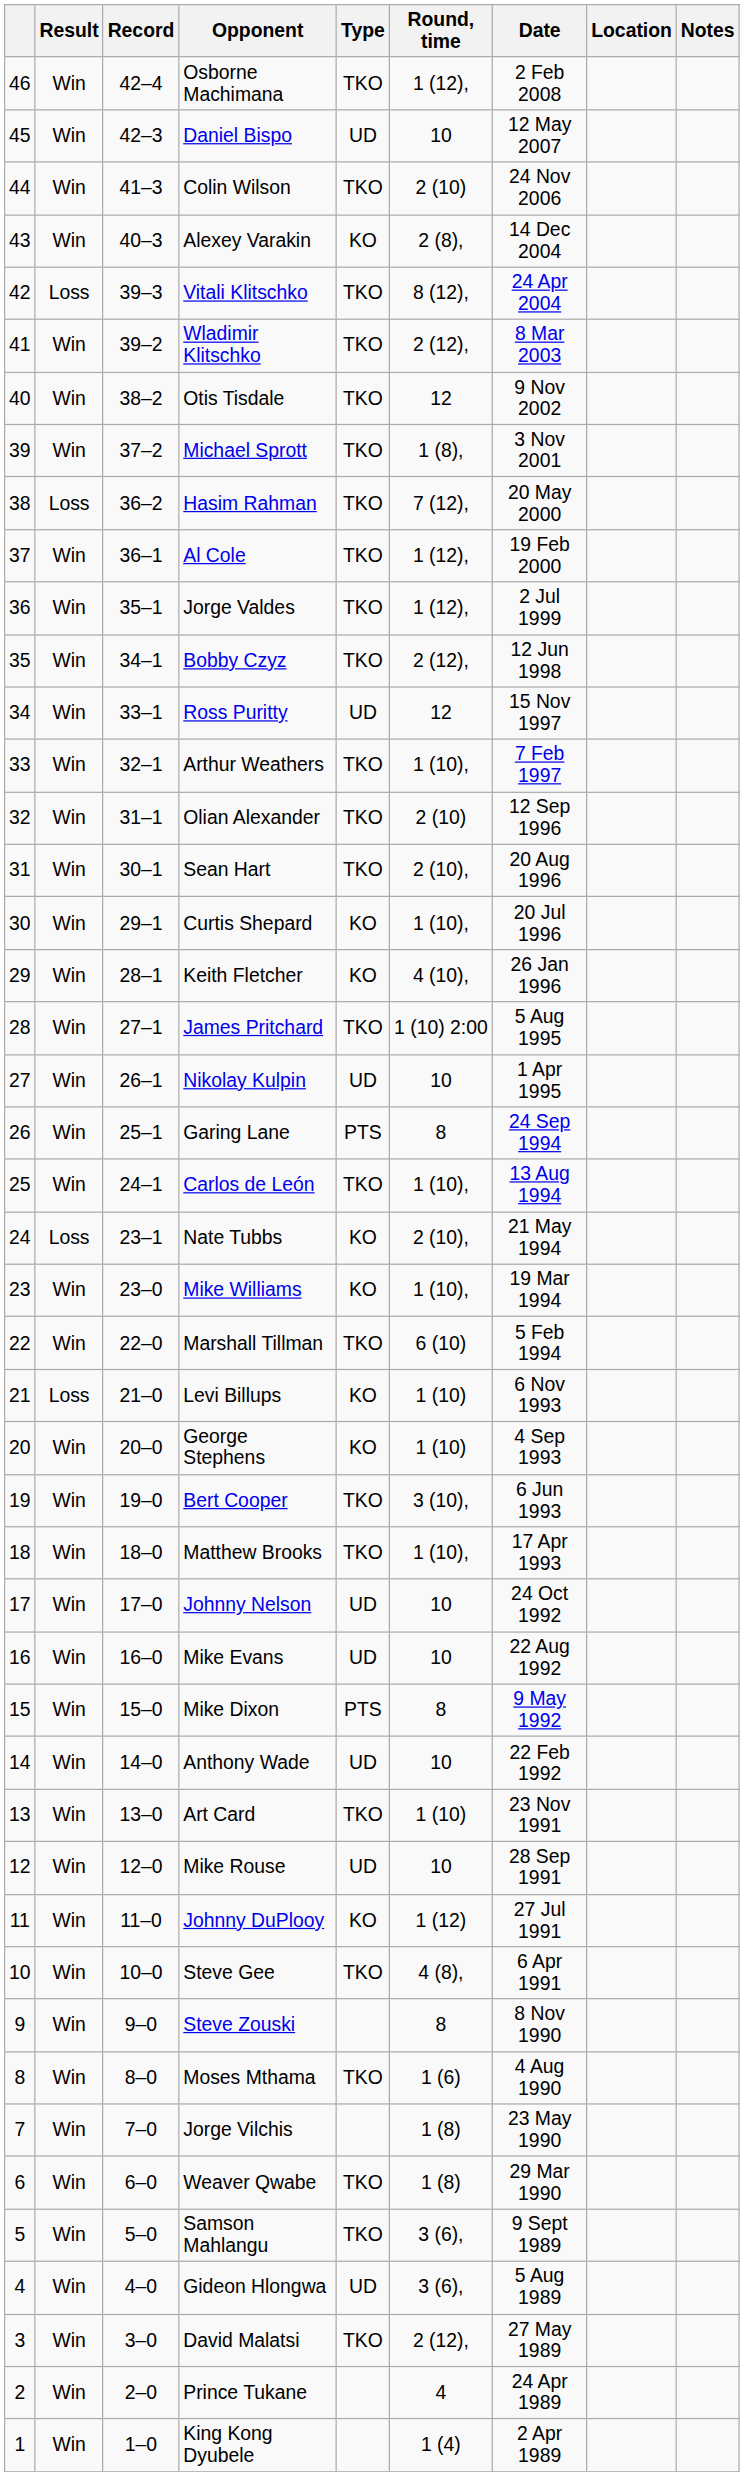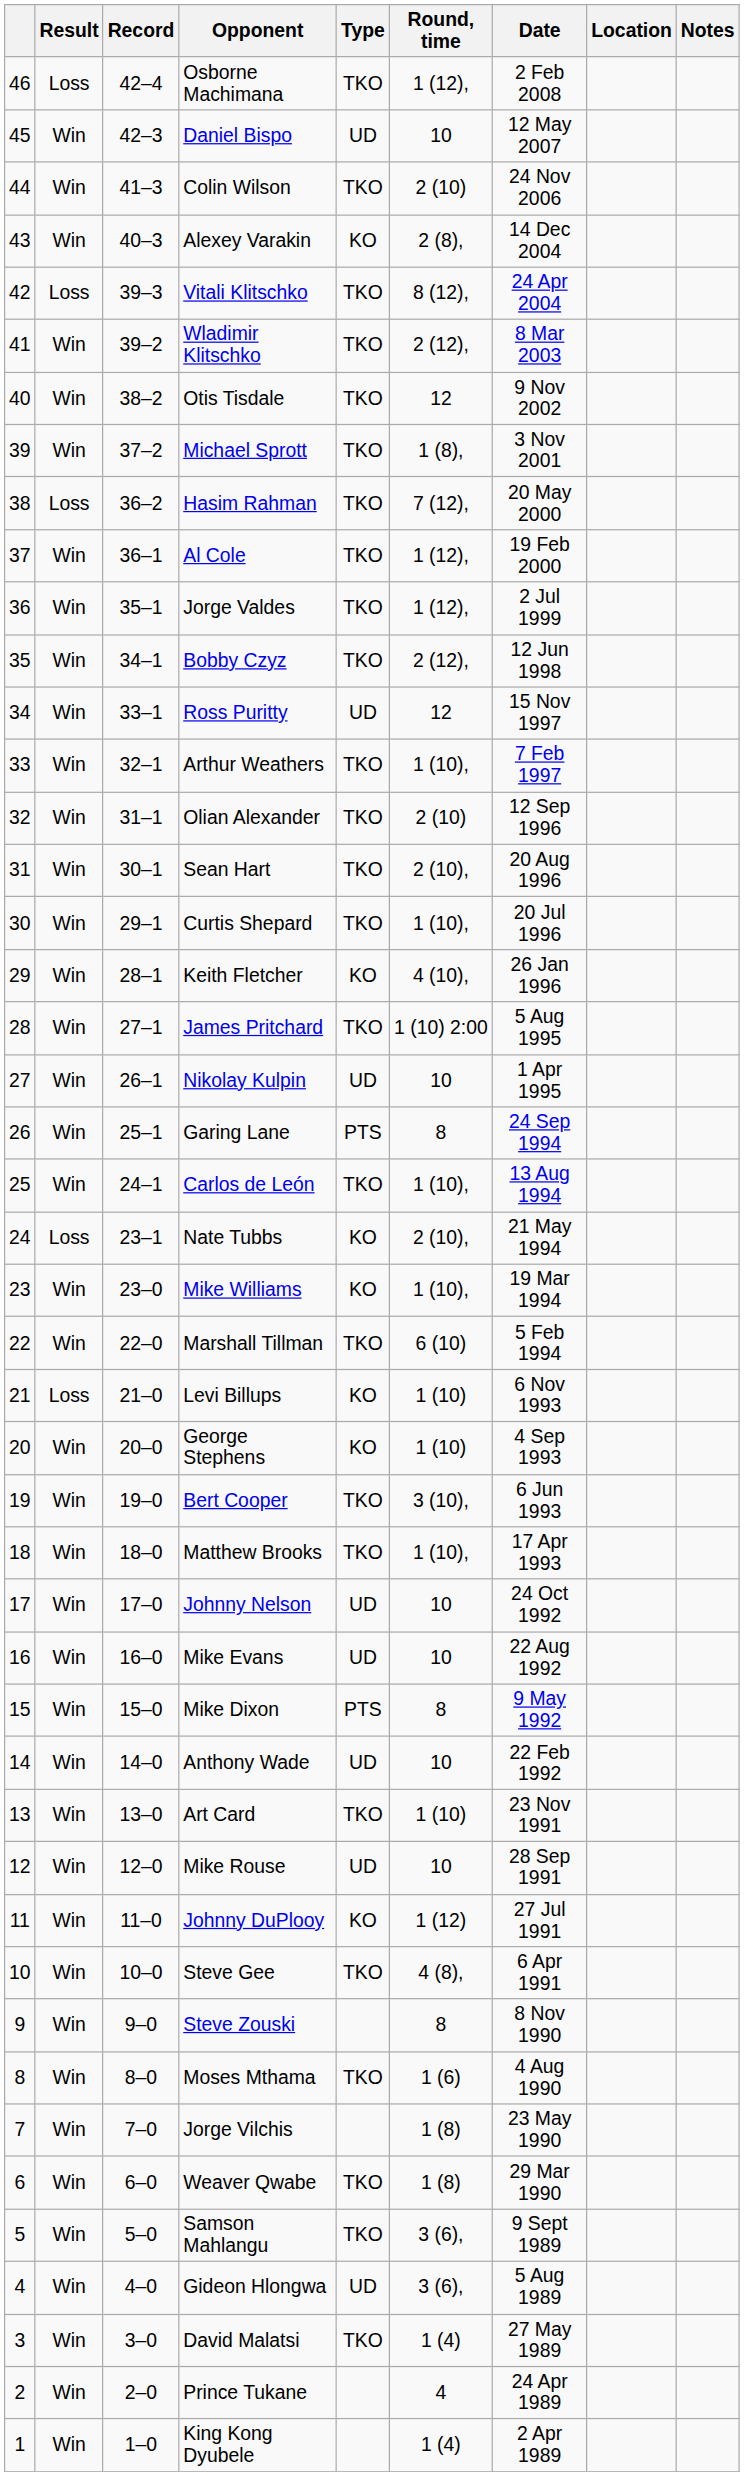(69, 83) Win -> (69, 83) Loss
(363, 922) KO -> (363, 922) TKO
(441, 2340) 2 (12), -> (441, 2340) 1 (4)
